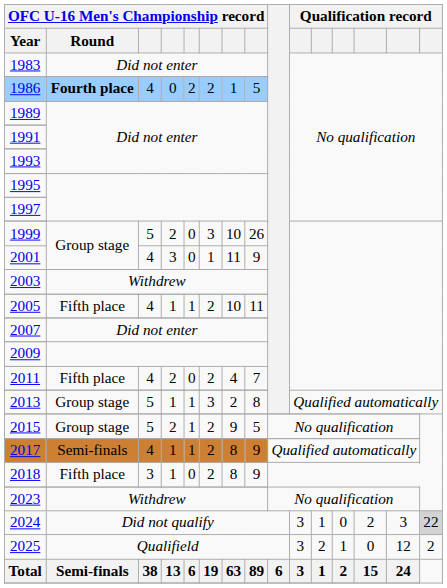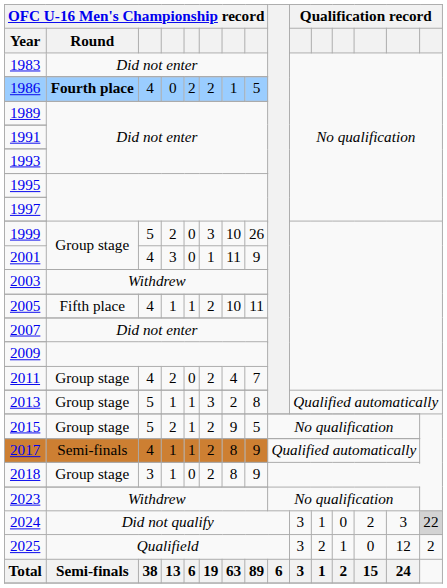(92, 378) Fifth place -> (92, 378) Group stage
(92, 474) Fifth place -> (92, 474) Group stage
